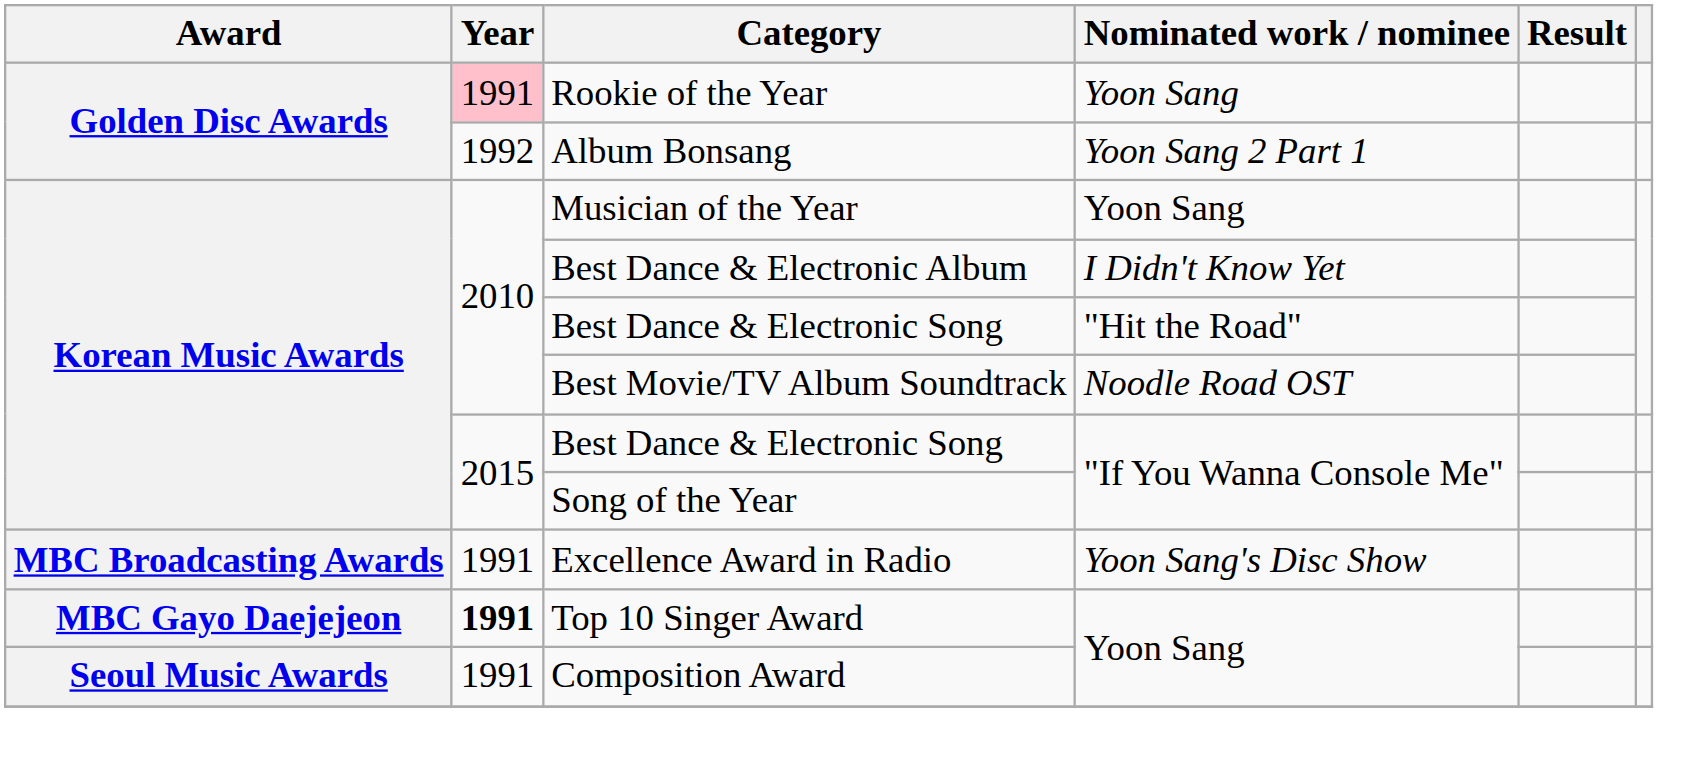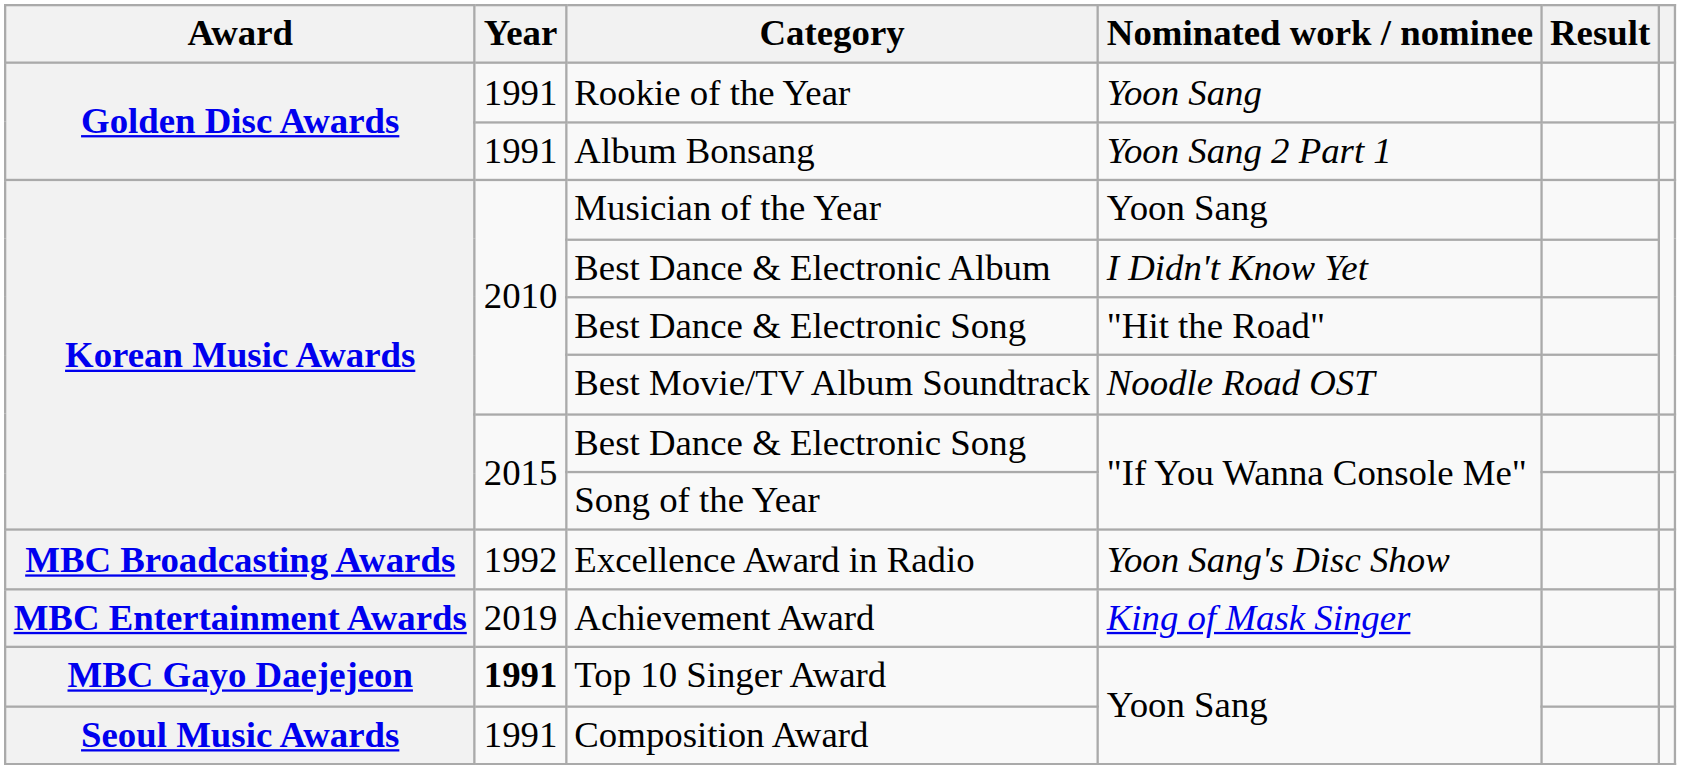(497, 92) pink background -> (521, 92) no background
(497, 150) 1992 -> (521, 150) 1991
(497, 558) 1991 -> (521, 558) 1992
+ row: (724, 617)
